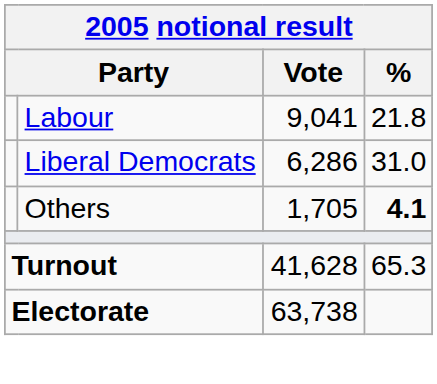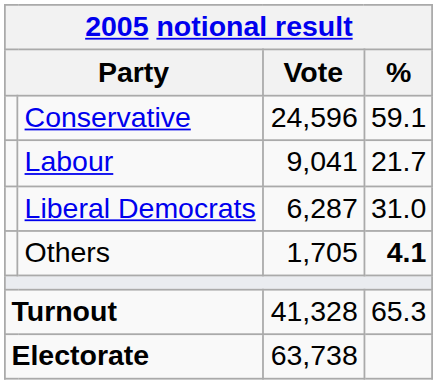+ row: (108, 117)
(399, 117) 21.8 -> (399, 162) 21.7
(322, 162) 6,286 -> (322, 207) 6,287
(314, 266) 41,628 -> (314, 311) 41,328
